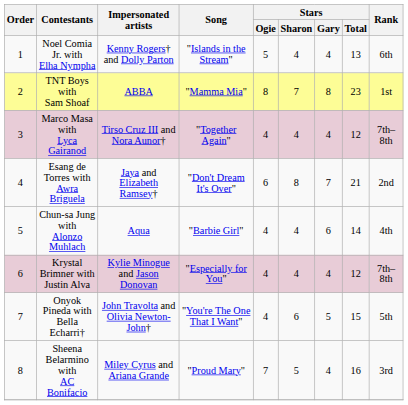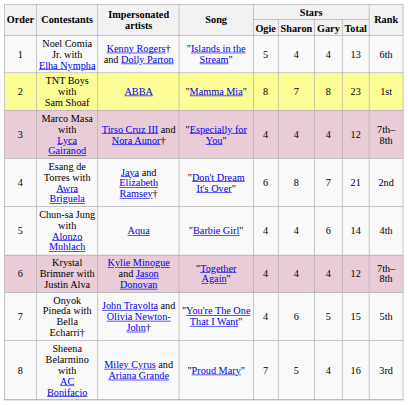(216, 134) "Together Again" -> (216, 134) "Especially for You"
(216, 274) "Especially for You" -> (216, 274) "Together Again"
